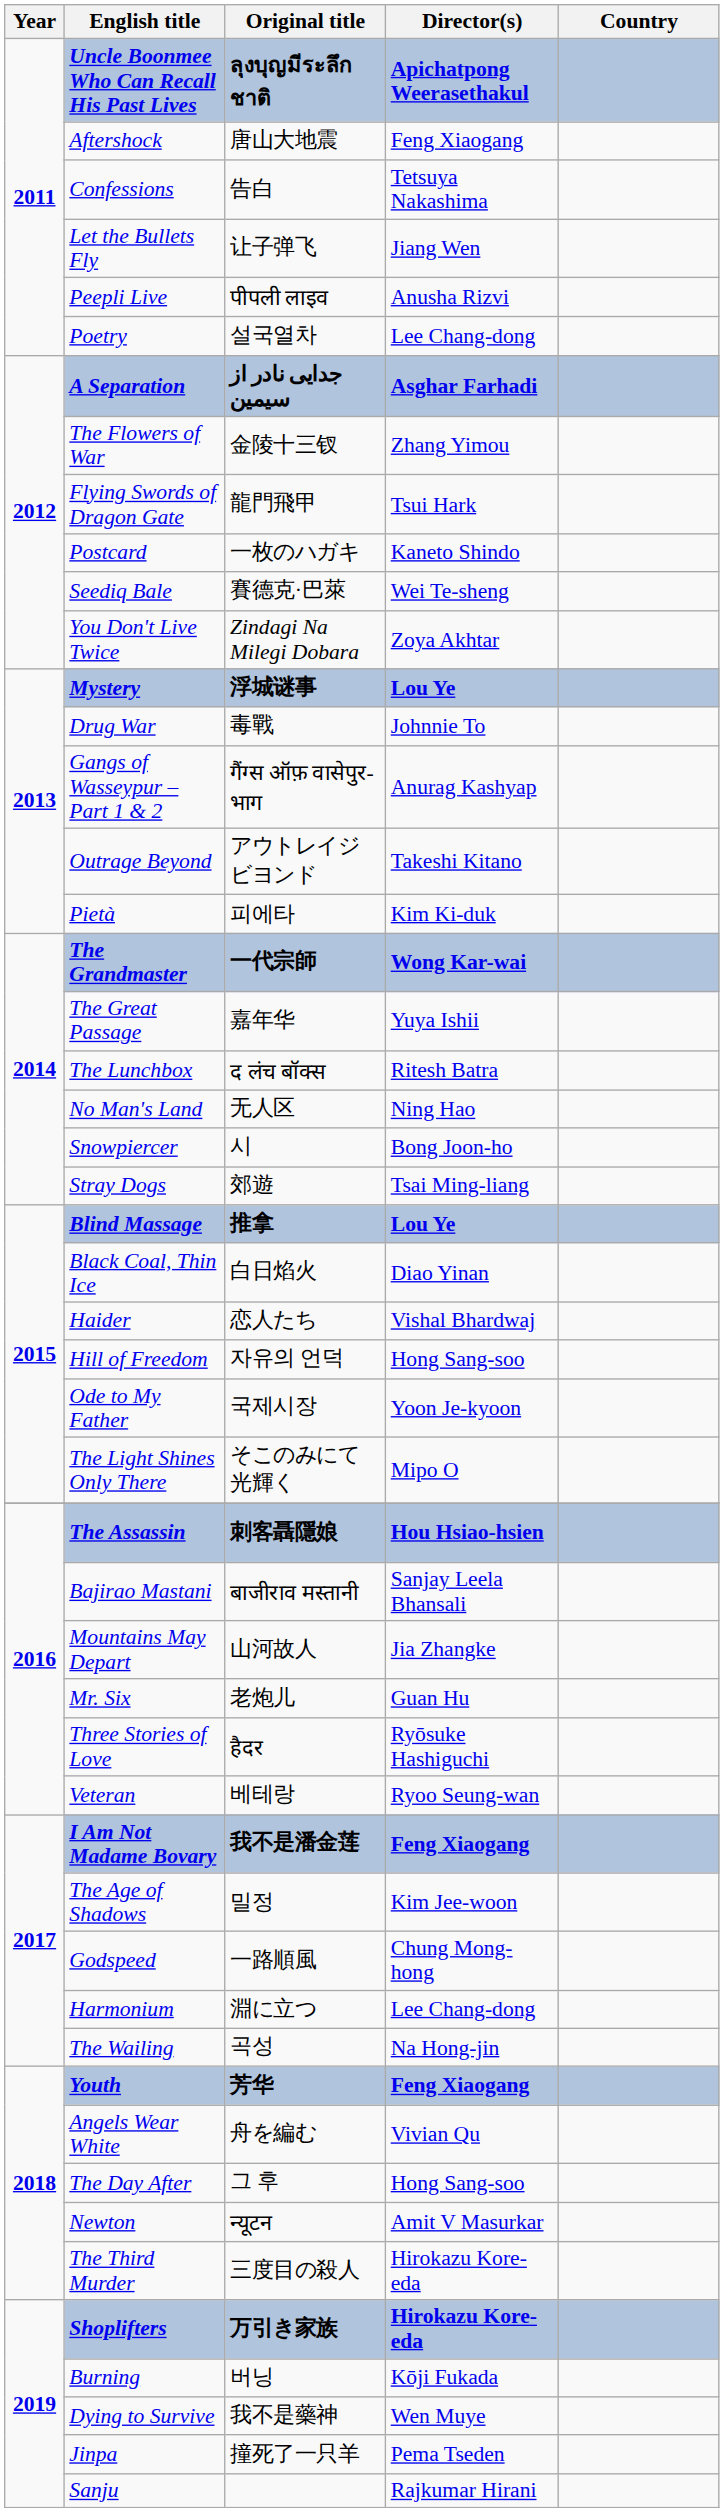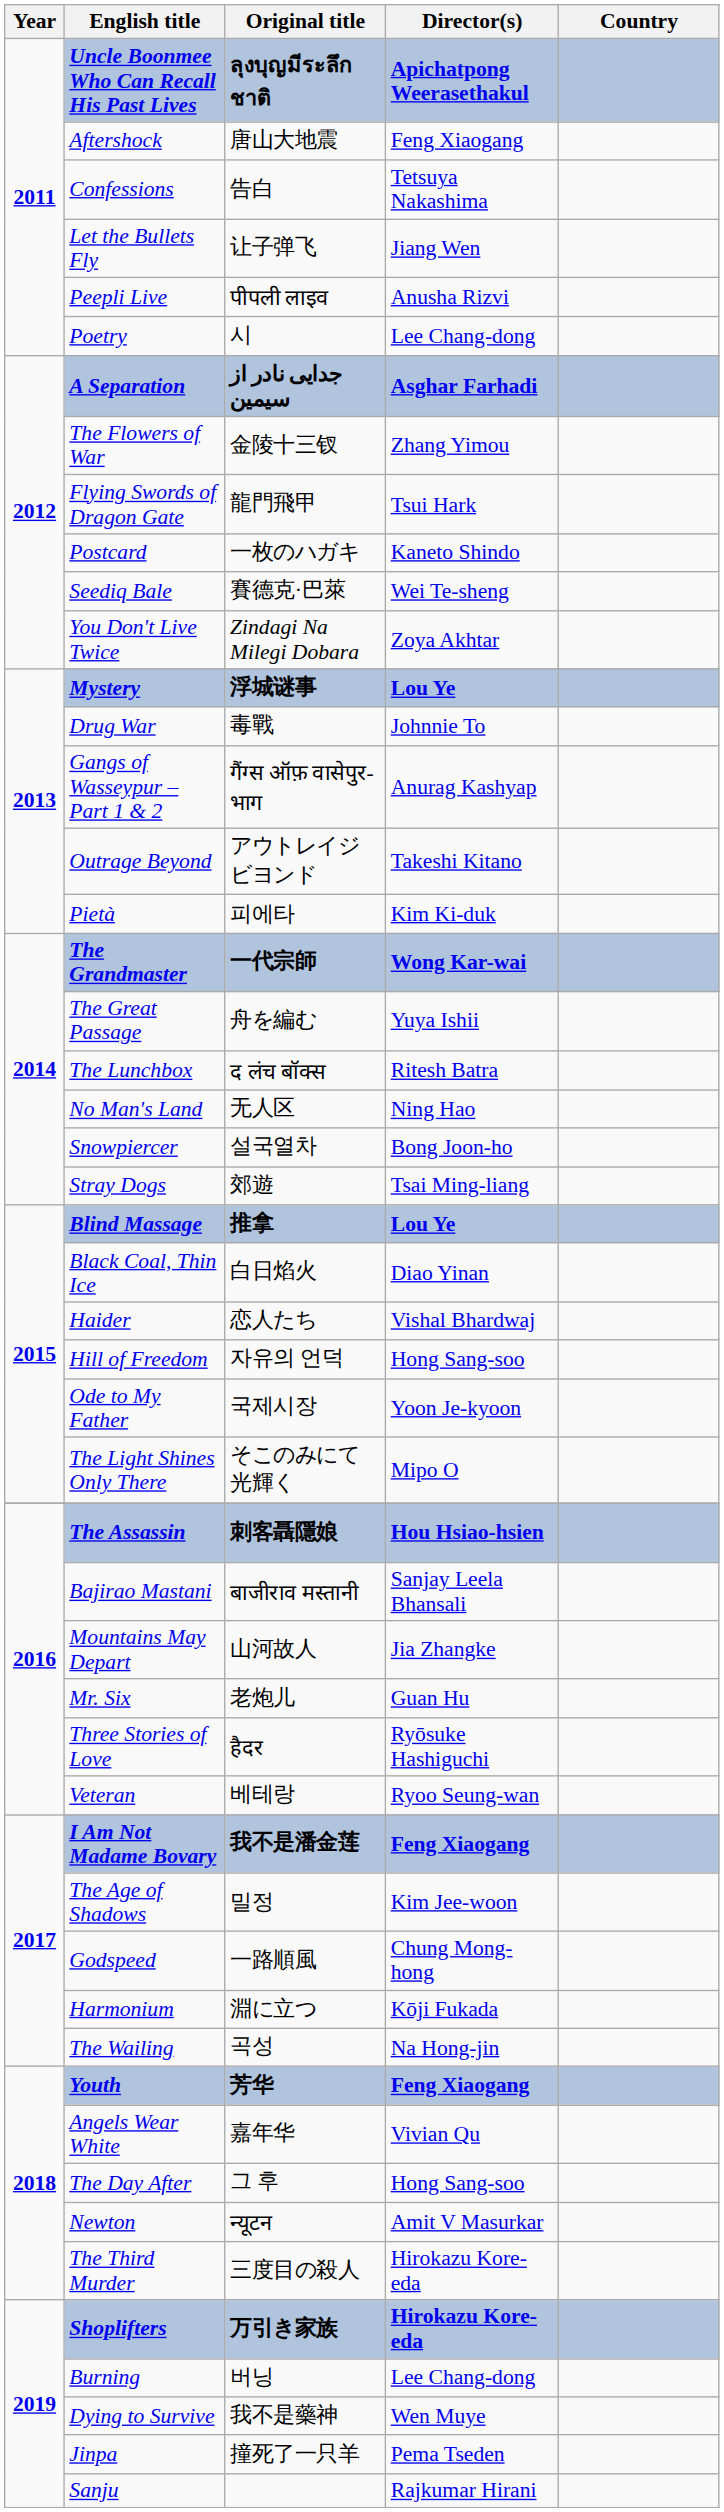(273, 335) 설국열차 -> (241, 335) 시
(262, 1020) 嘉年华 -> (273, 1020) 舟を編む
(241, 1146) 시 -> (273, 1146) 설국열차
(463, 2008) Lee Chang-dong -> (444, 2008) Kōji Fukada
(273, 2133) 舟を編む -> (262, 2133) 嘉年华
(444, 2377) Kōji Fukada -> (463, 2377) Lee Chang-dong
